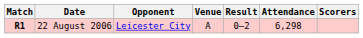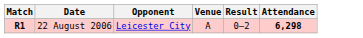- column: (338, 12)
(288, 26) normal -> (288, 26) bold
